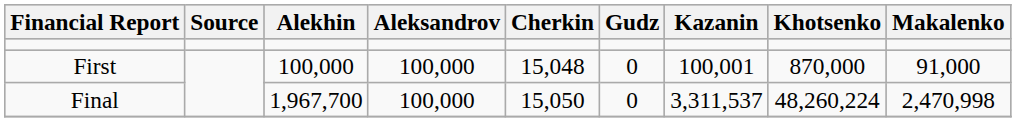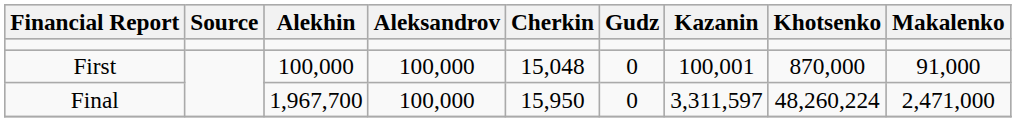(552, 100) 15,050 -> (552, 100) 15,950
(716, 100) 3,311,537 -> (716, 100) 3,311,597
(948, 100) 2,470,998 -> (948, 100) 2,471,000
